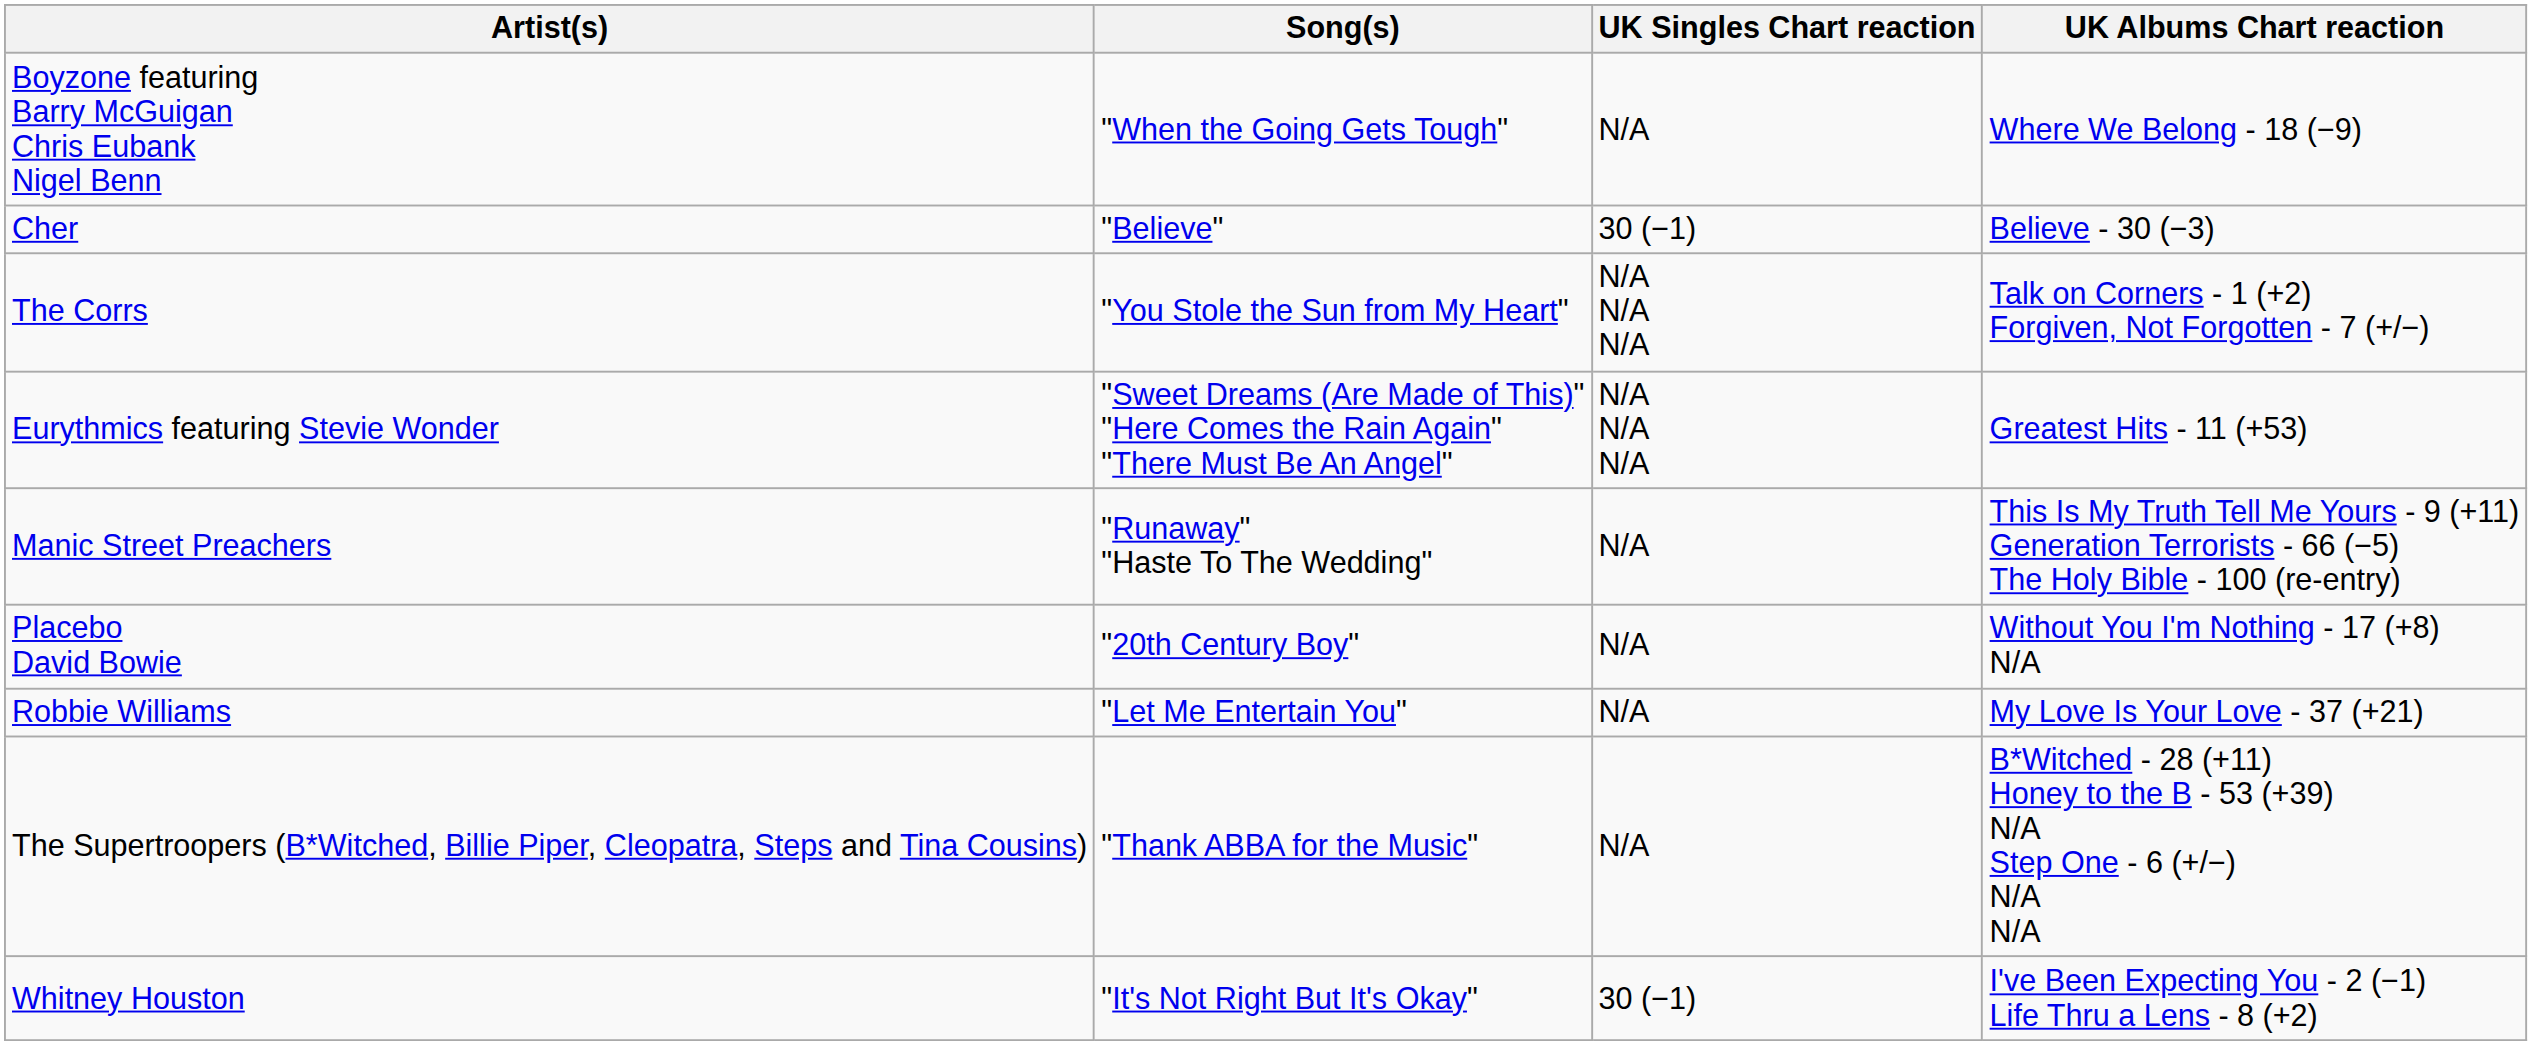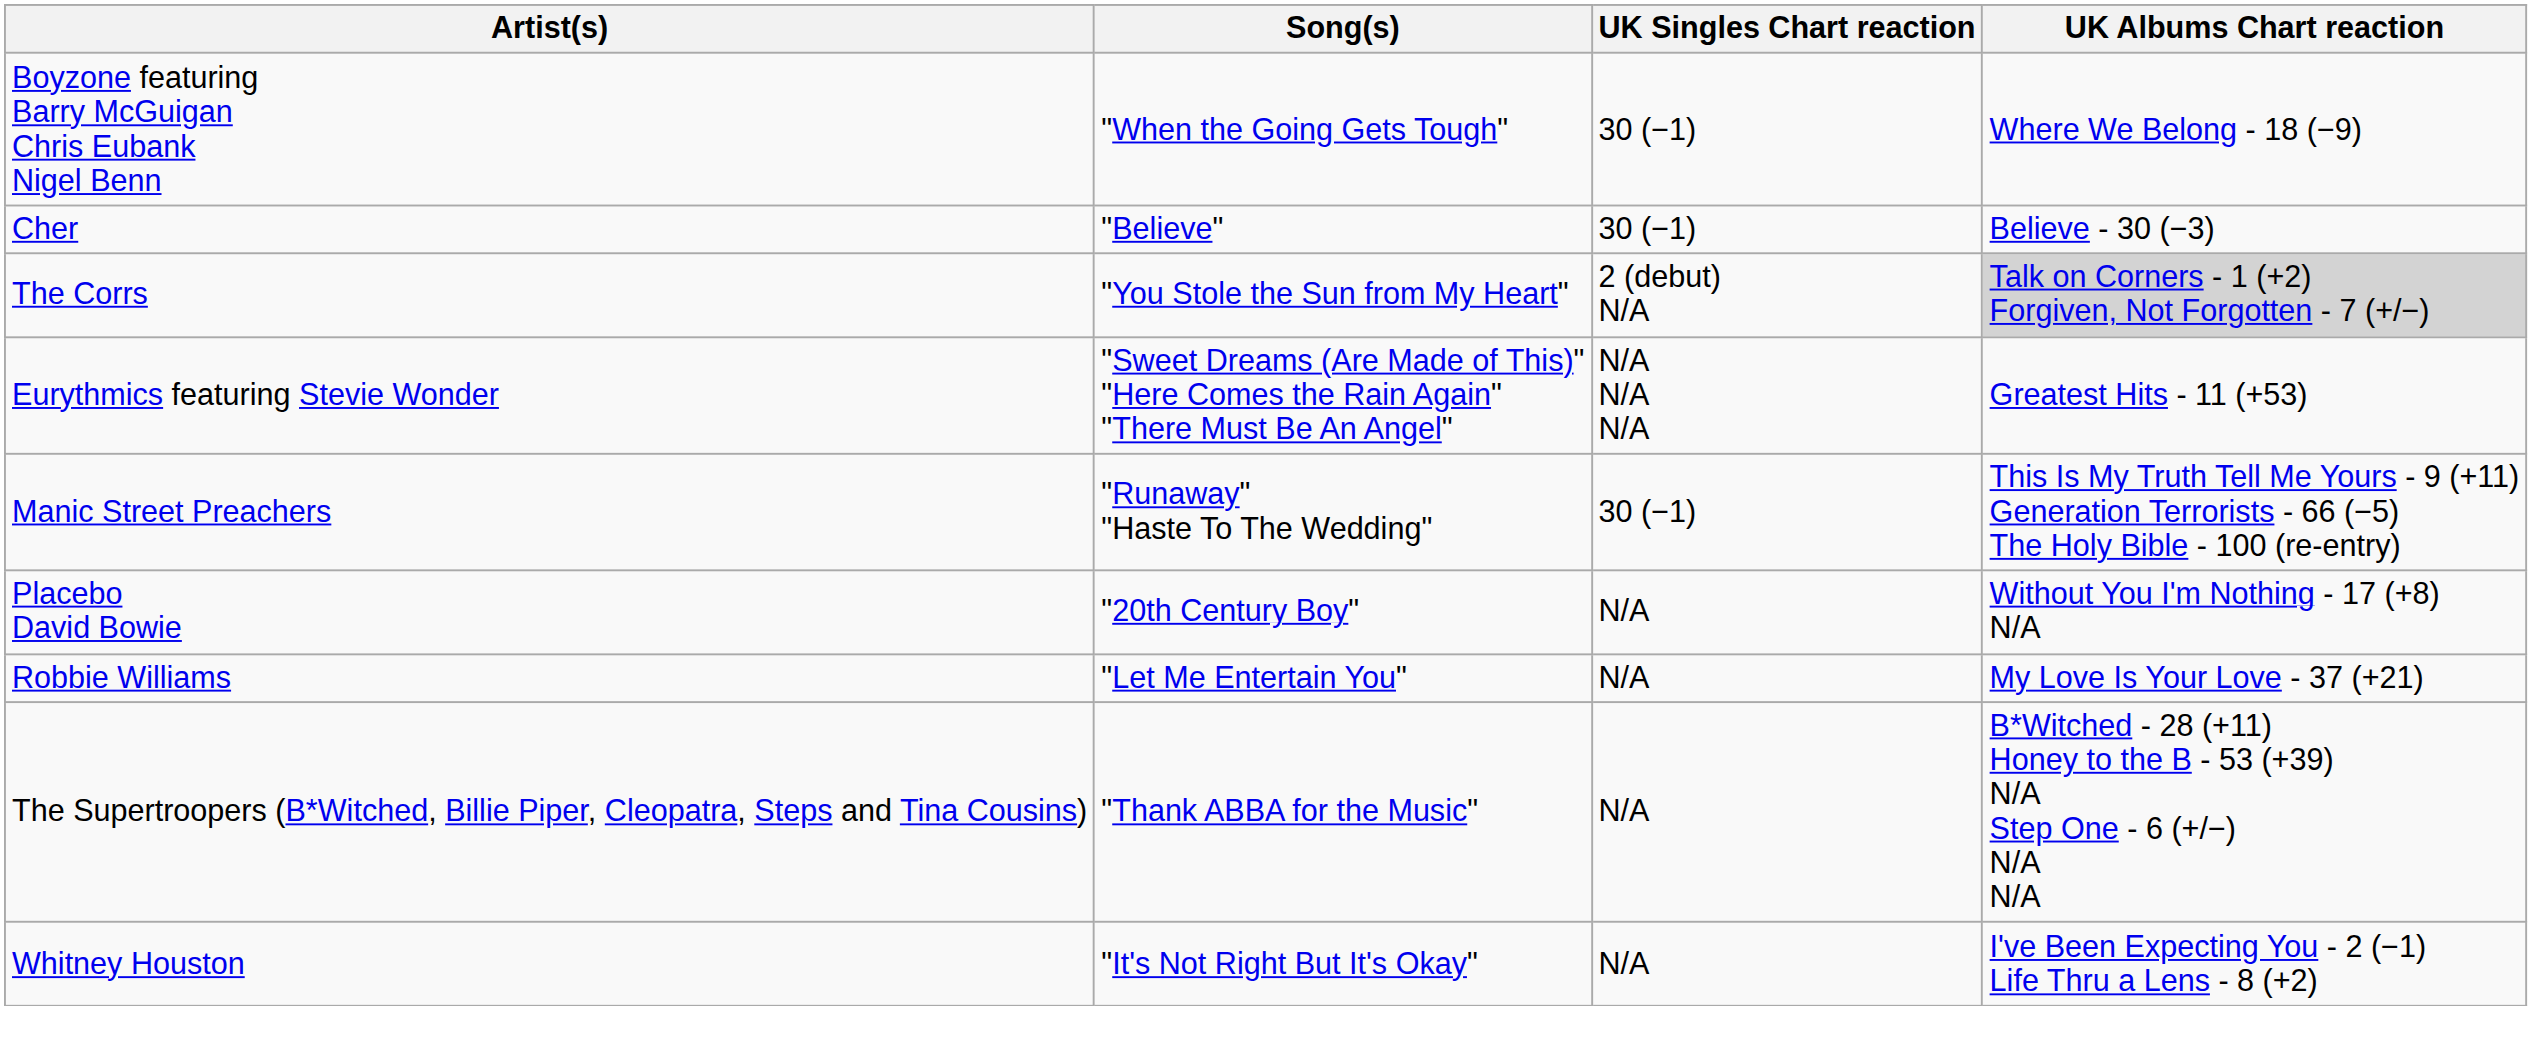(1624, 128) N/A -> (1647, 128) 30 (−1)
(1624, 311) N/A N/A N/A -> (1660, 294) 2 (debut) N/A
(2210, 311) no background -> (2210, 294) lightgrey background
(1624, 546) N/A -> (1647, 511) 30 (−1)
(1647, 997) 30 (−1) -> (1624, 963) N/A
